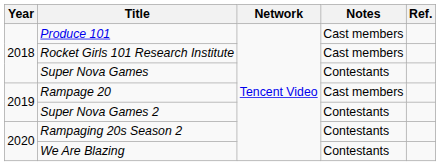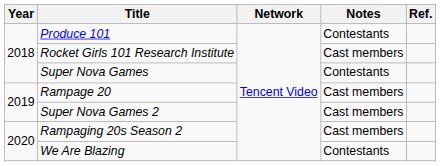(363, 33) Cast members -> (356, 33) Contestants
(356, 111) Contestants -> (363, 111) Cast members
(356, 131) Contestants -> (363, 131) Cast members
